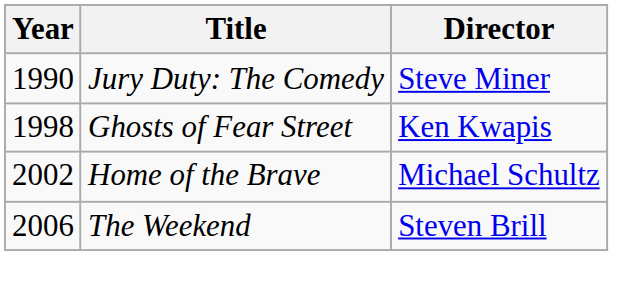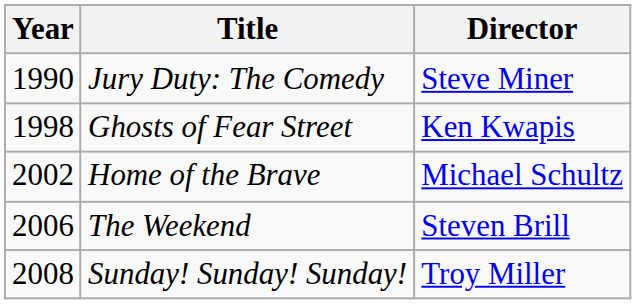+ row: (248, 273)
